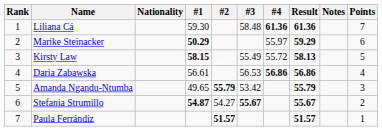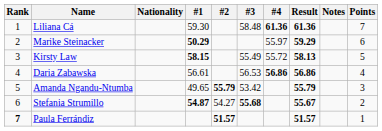(250, 103) 55.67 -> (250, 103) 55.68
(18, 118) normal -> (18, 118) bold
